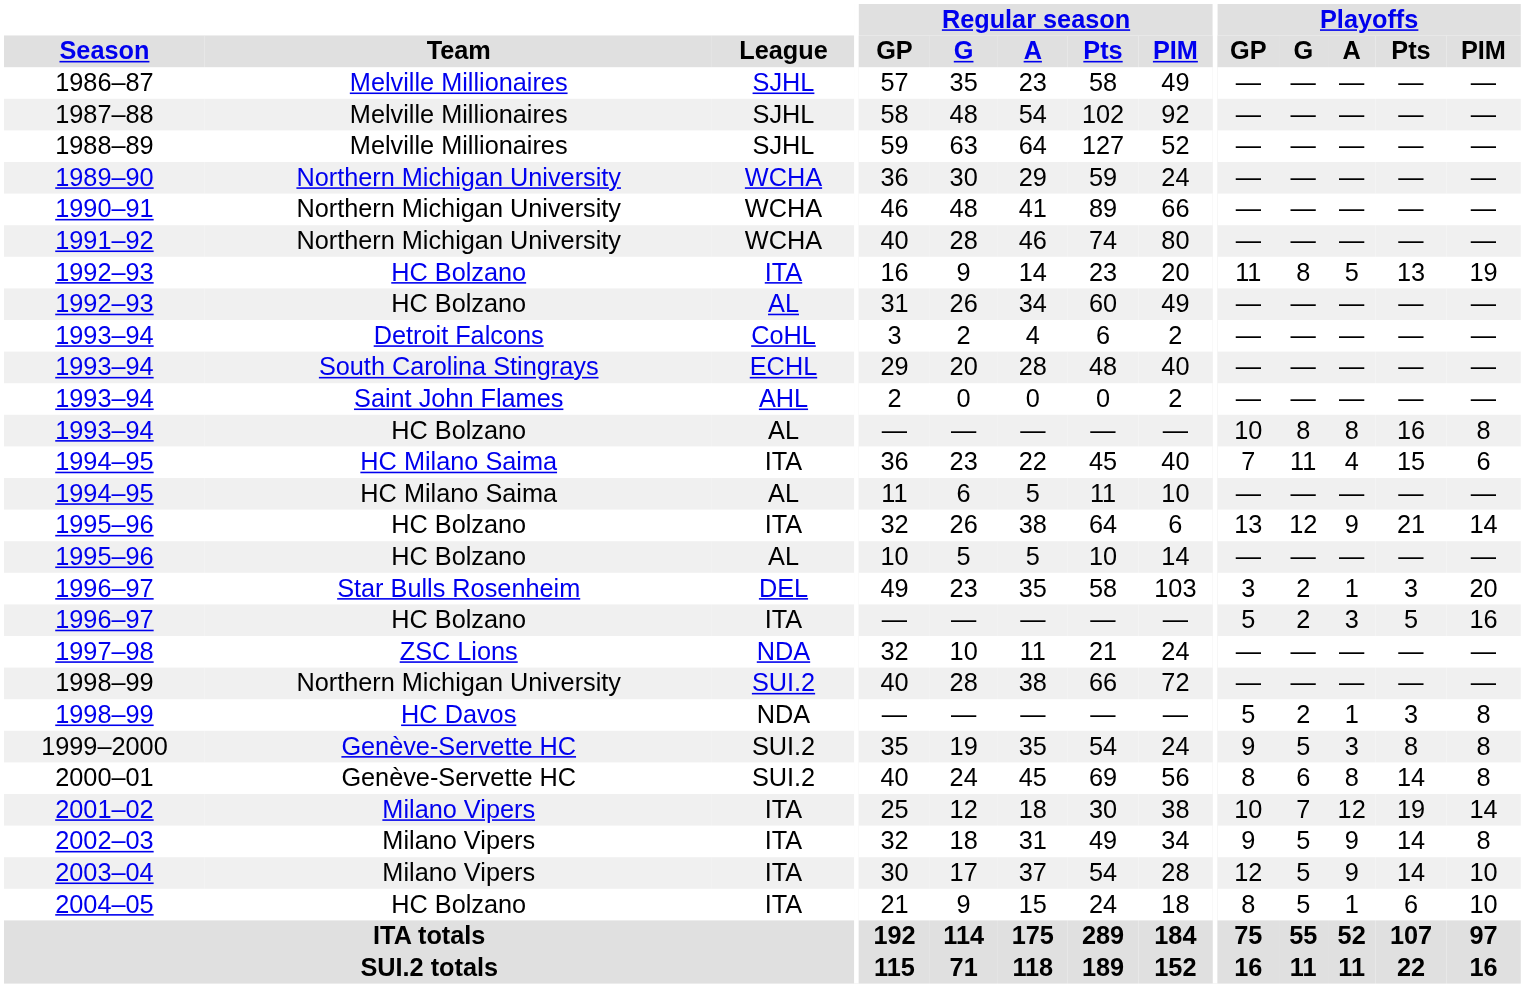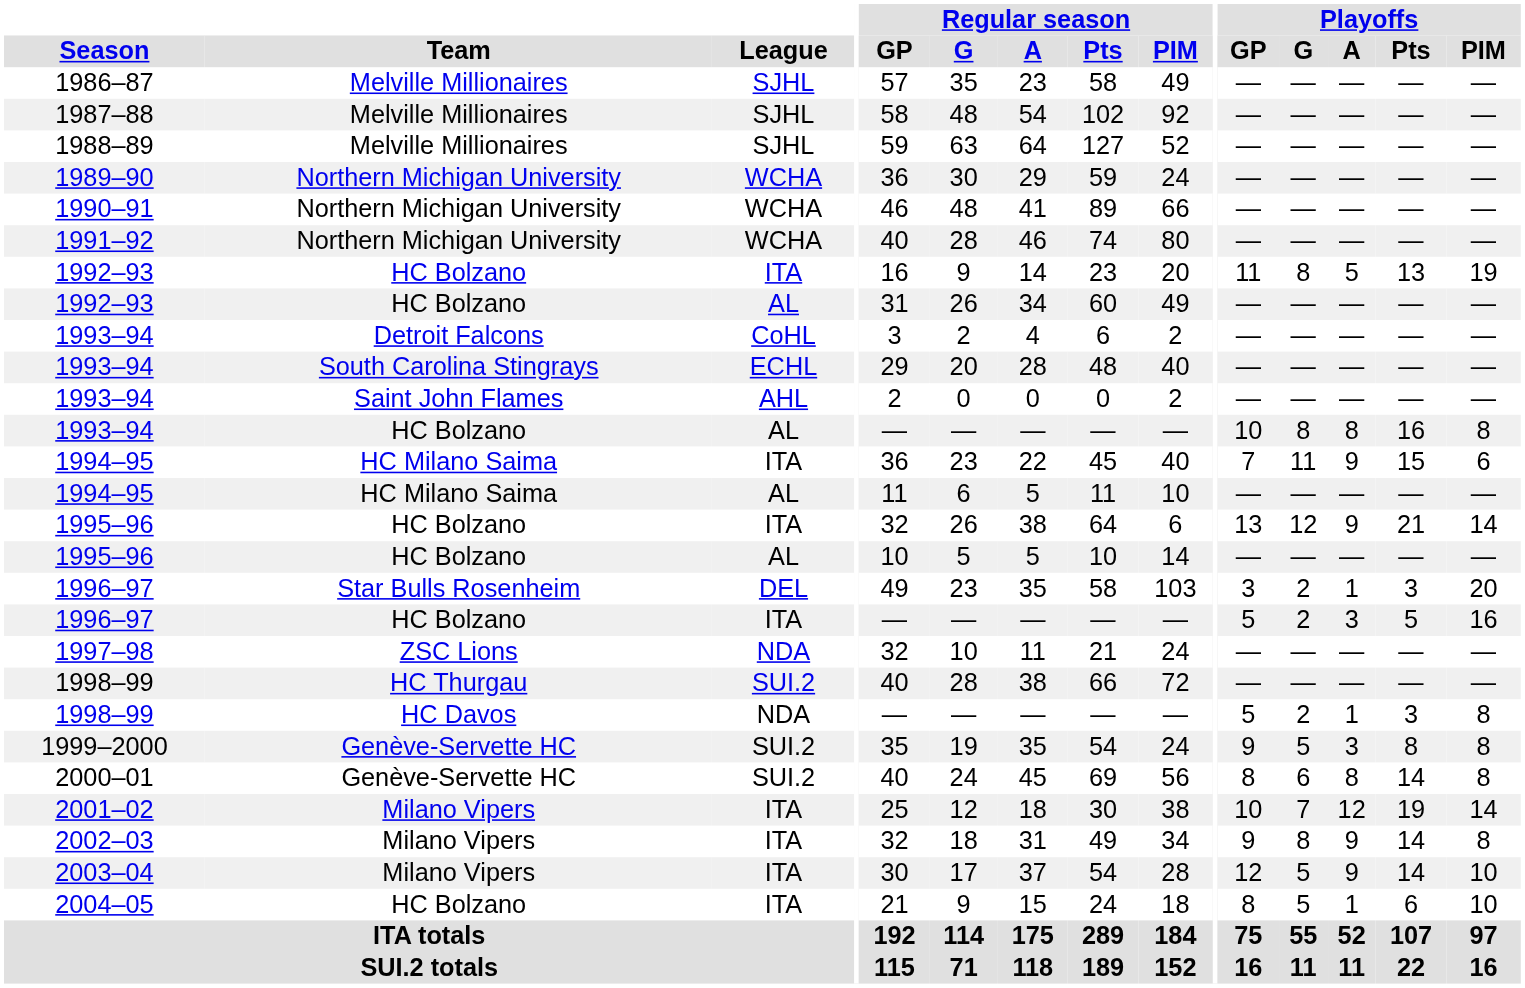(1352, 461) 4 -> (1352, 461) 9
(459, 683) Northern Michigan University -> (459, 683) HC Thurgau
(1303, 841) 5 -> (1303, 841) 8
